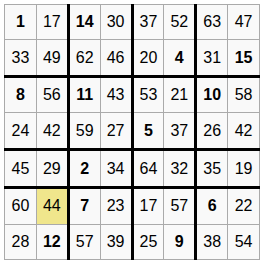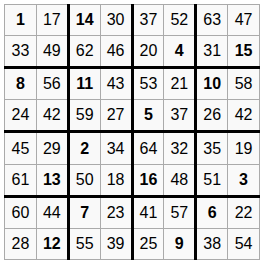+ row: (20, 179)
(52, 206) khaki background -> (52, 212) no background
(148, 206) 17 -> (148, 212) 41
(85, 241) 57 -> (85, 243) 55
